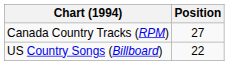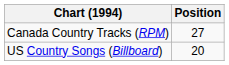(198, 51) 22 -> (198, 51) 20
